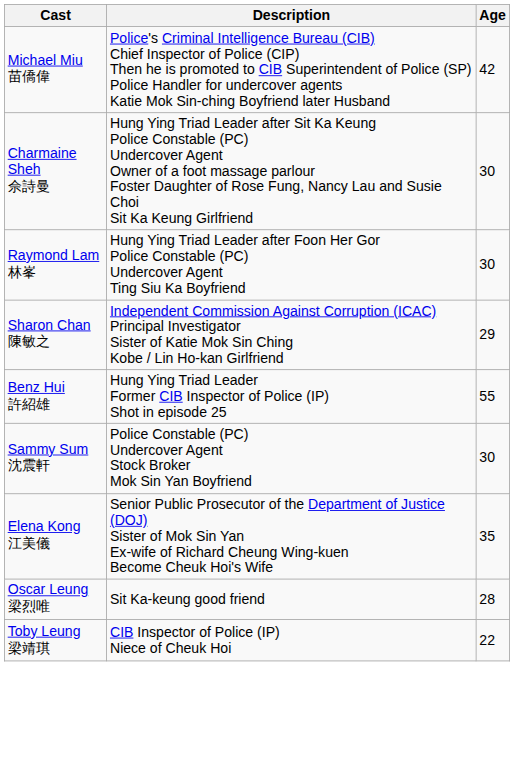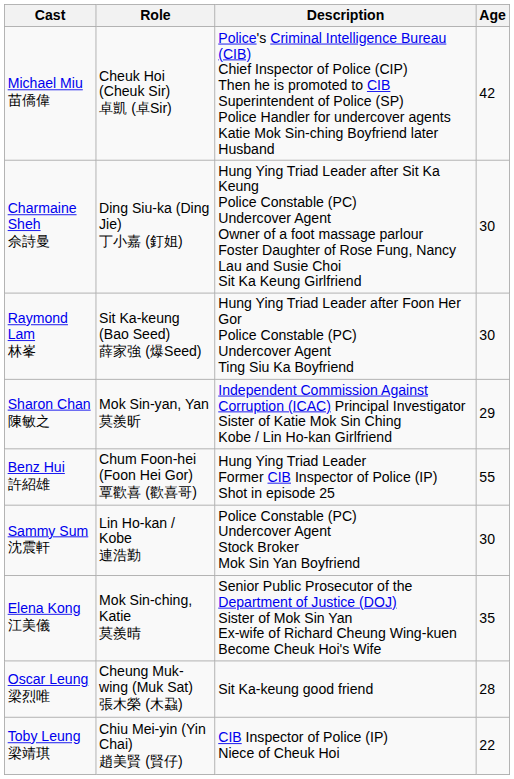+ column: (155, 15)
